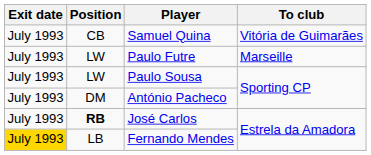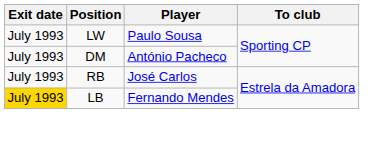- row: (169, 35)
- row: (161, 56)
(96, 118) bold -> (96, 77) normal
